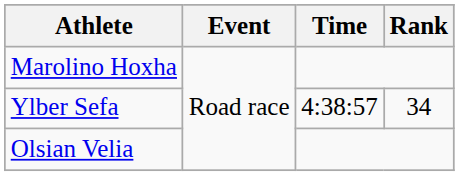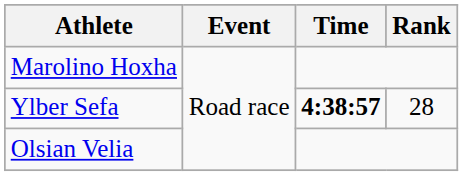(340, 108) normal -> (341, 108) bold
(419, 108) 34 -> (422, 108) 28
